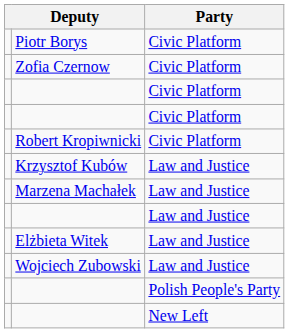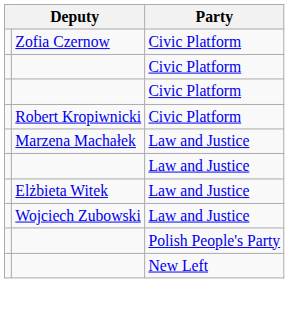- row: (51, 41)
- row: (71, 166)
